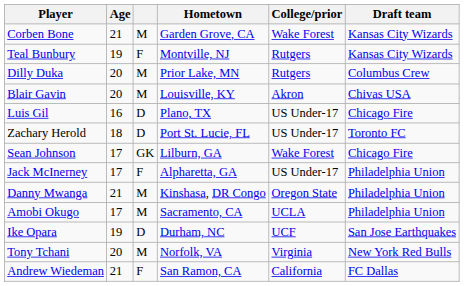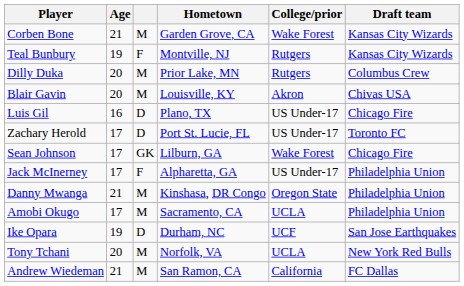(116, 133) 18 -> (116, 133) 17
(292, 251) Virginia -> (288, 251) UCLA
(140, 271) F -> (142, 271) M
